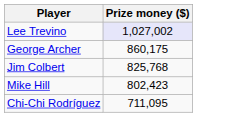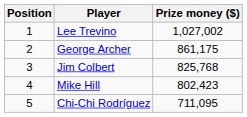+ column: (29, 13)
(148, 31) lavender background -> (198, 31) no background
(148, 49) 860,175 -> (198, 49) 861,175
